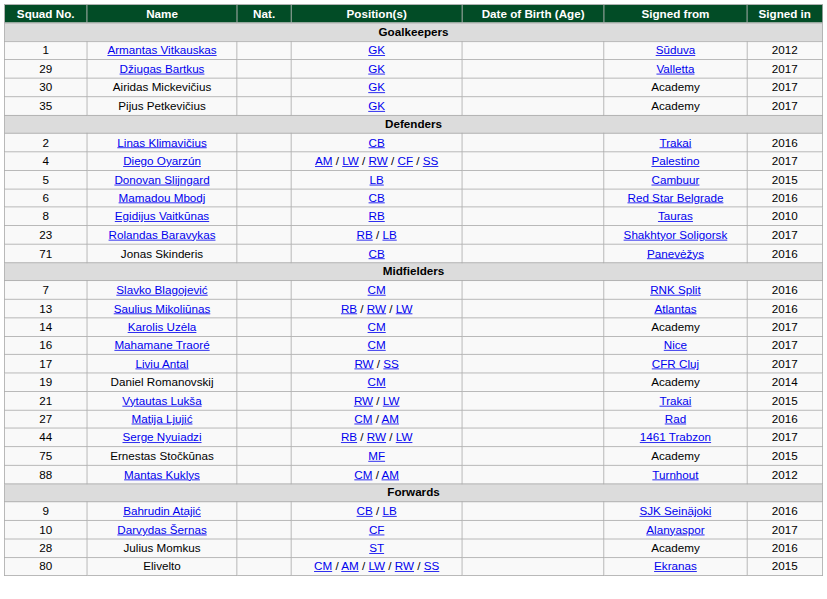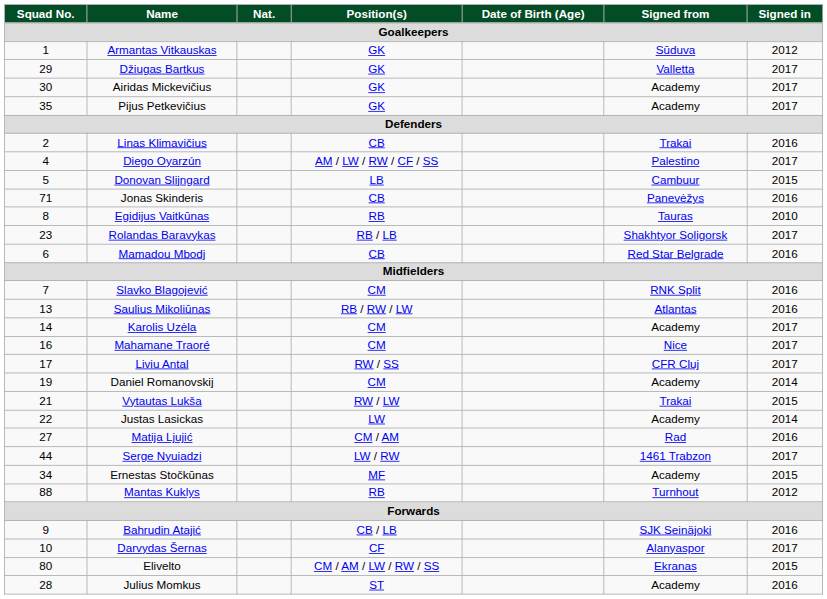rows swapped: (162, 198) <-> (162, 254)
+ row: (162, 419)
(377, 438) RB / RW / LW -> (377, 456) LW / RW
(46, 456) 75 -> (46, 475) 34
(377, 475) CM / AM -> (377, 493) RB
rows swapped: (162, 548) <-> (162, 567)
